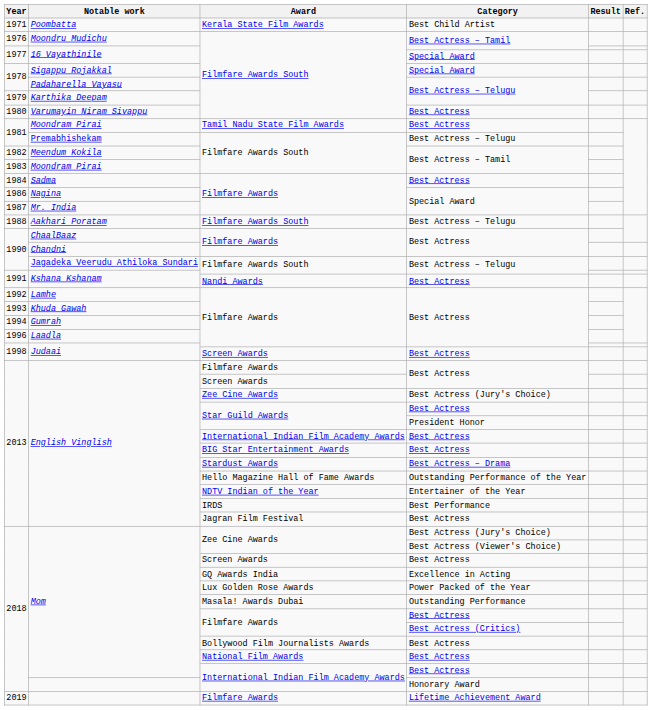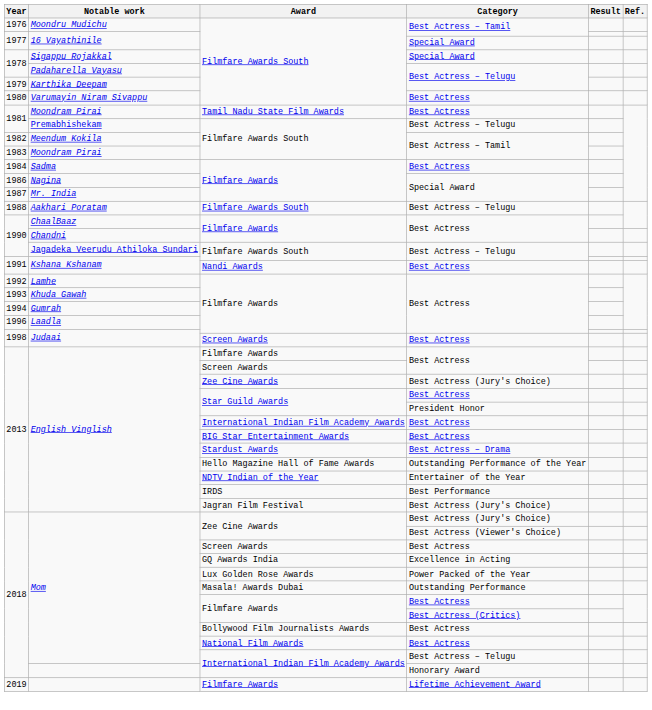- row: (53, 25)
(439, 519) Best Actress -> (480, 505) Best Actress (Jury's Choice)
(439, 671) Best Actress -> (462, 657) Best Actress – Telugu
